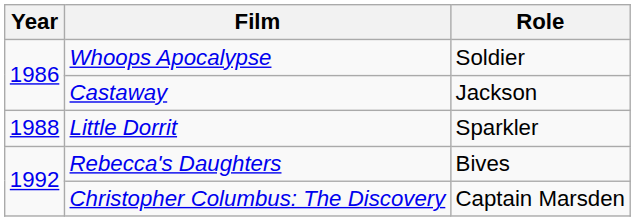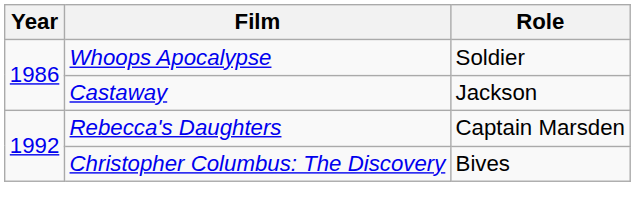- row: (123, 127)
(483, 163) Bives -> (540, 127) Captain Marsden
(540, 198) Captain Marsden -> (483, 163) Bives
